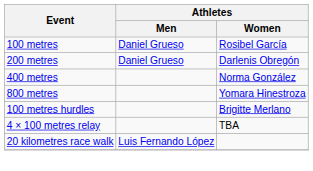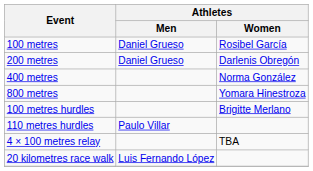+ row: (50, 126)
